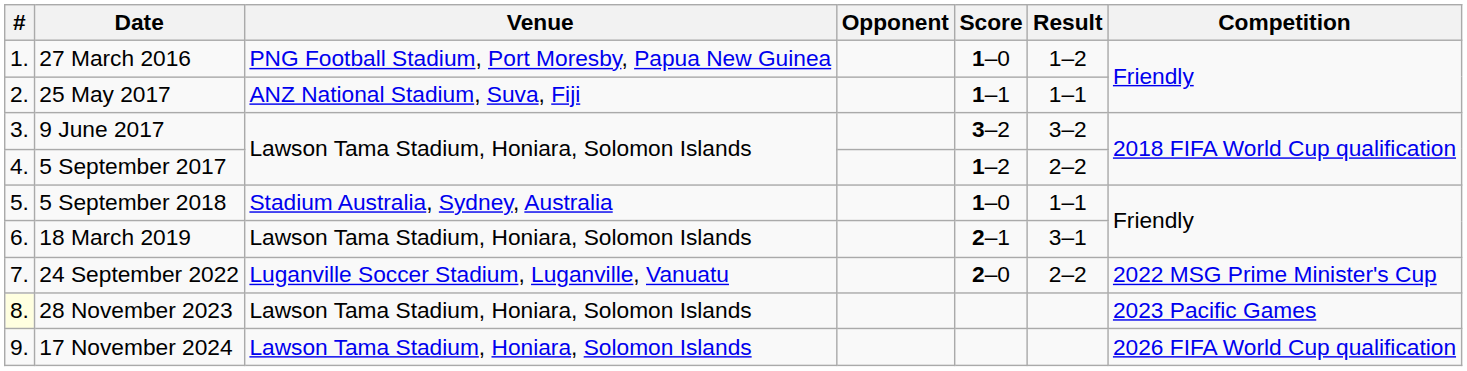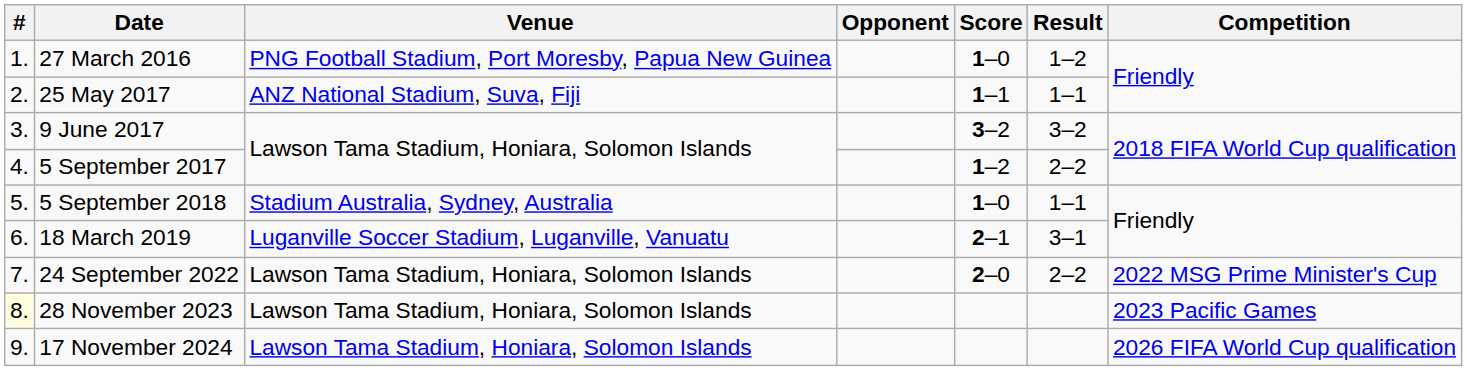(501, 238) Lawson Tama Stadium, Honiara, Solomon Islands -> (489, 238) Luganville Soccer Stadium, Luganville, Vanuatu
(489, 274) Luganville Soccer Stadium, Luganville, Vanuatu -> (501, 274) Lawson Tama Stadium, Honiara, Solomon Islands
